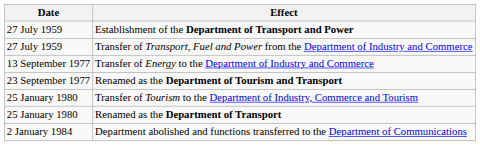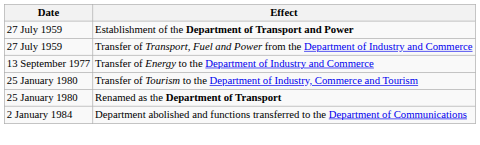- row: (219, 81)
